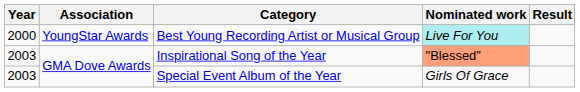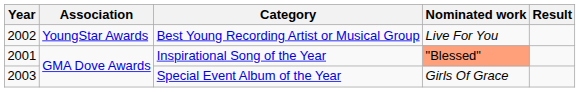(22, 35) 2000 -> (22, 35) 2002
(462, 35) paleturquoise background -> (462, 35) no background
(22, 55) 2003 -> (22, 55) 2001
